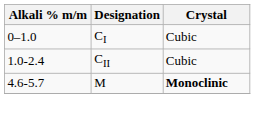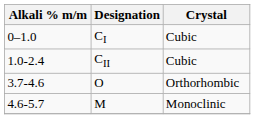+ row: (99, 83)
(197, 83) bold -> (196, 103) normal
